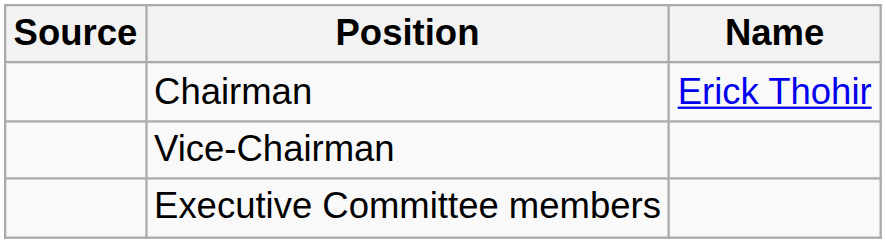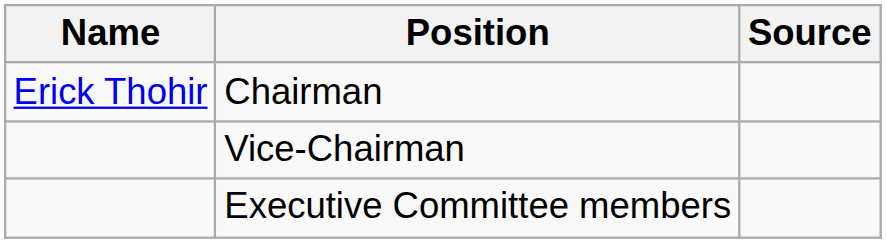columns swapped: (775, 33) <-> (75, 33)
